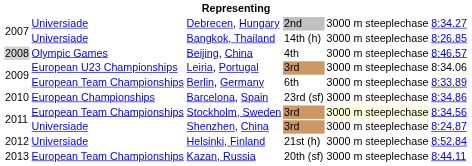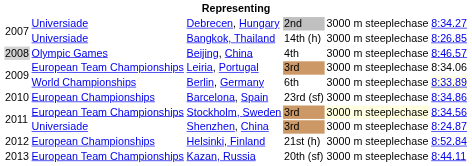(105, 68) European U23 Championships -> (108, 68) European Team Championships
(108, 82) European Team Championships -> (84, 82) World Championships
(60, 141) Universiade -> (93, 141) European Championships
